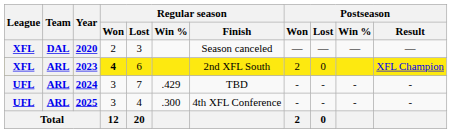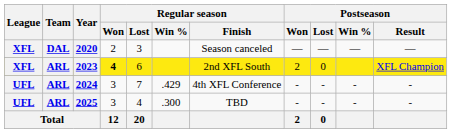(237, 84) TBD -> (237, 84) 4th XFL Conference
(237, 102) 4th XFL Conference -> (237, 102) TBD
